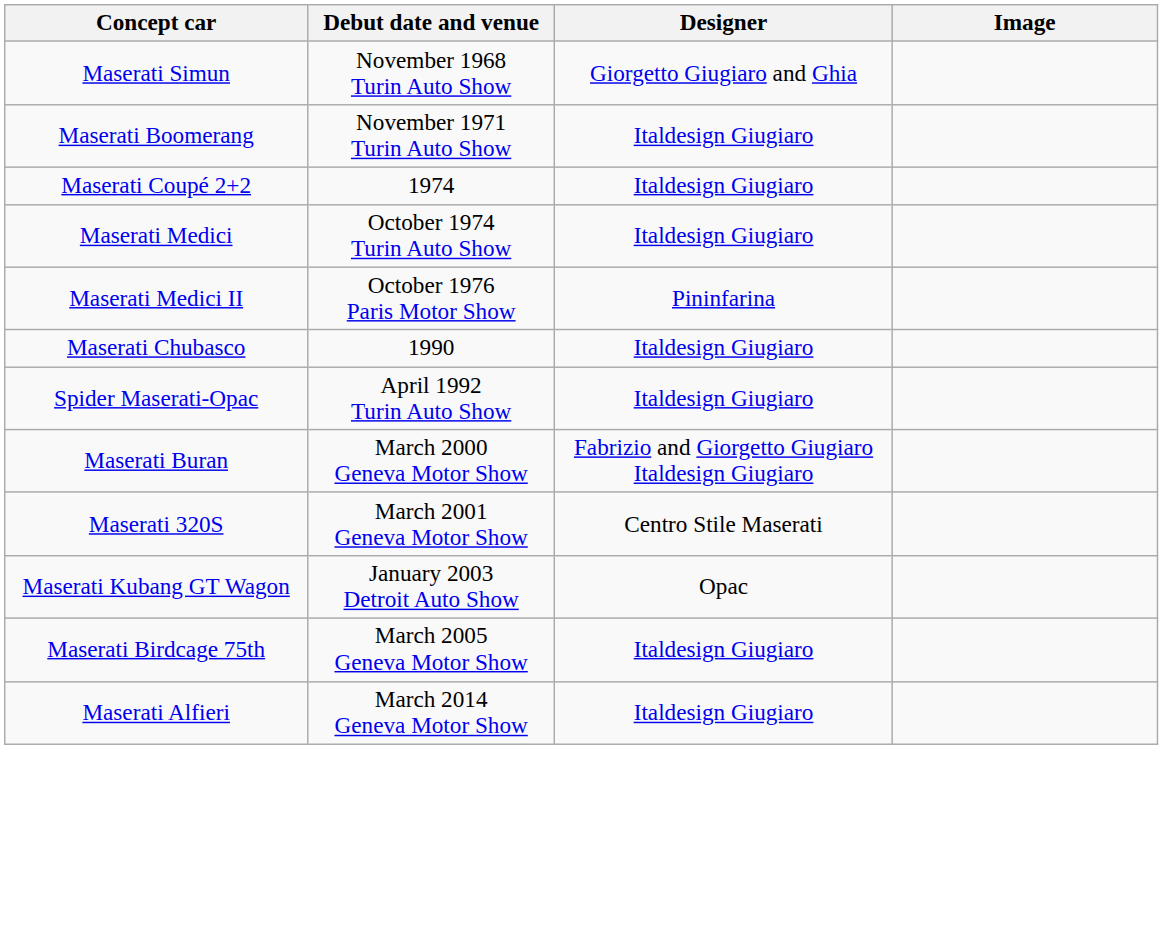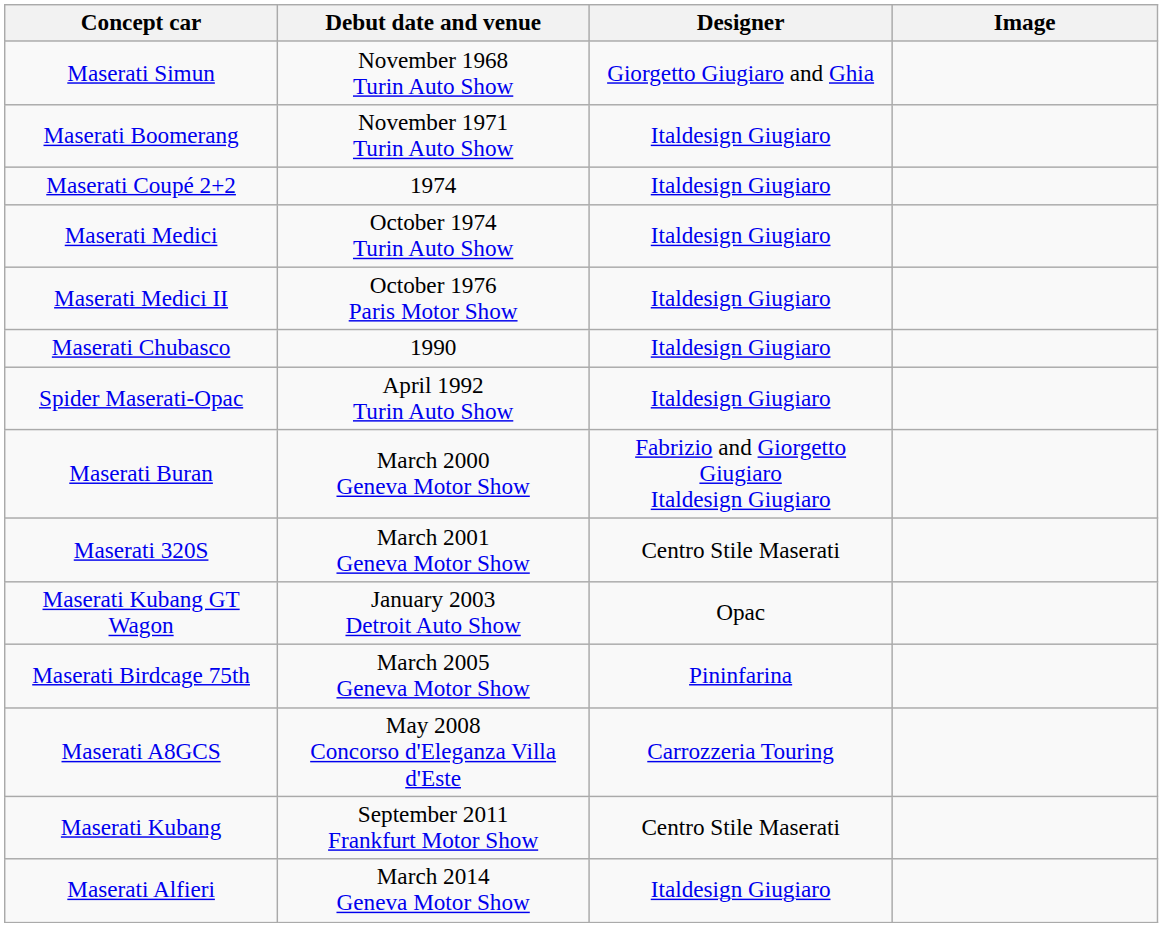(724, 298) Pininfarina -> (741, 298) Italdesign Giugiaro
(724, 649) Italdesign Giugiaro -> (741, 675) Pininfarina
+ row: (141, 751)
+ row: (141, 827)
